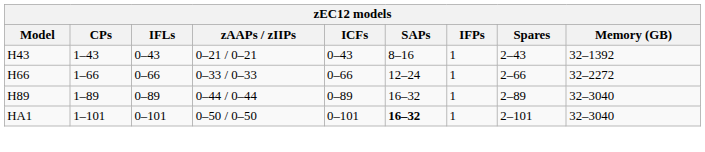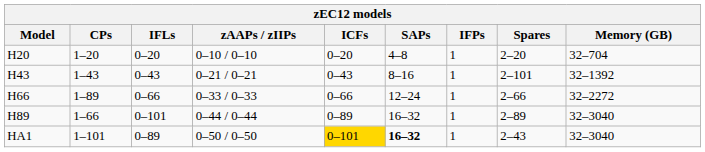+ row: (18, 55)
(513, 55) 2–43 -> (516, 75) 2–101
(86, 75) 1–66 -> (86, 95) 1–89
(86, 95) 1–89 -> (86, 116) 1–66
(147, 95) 0–89 -> (150, 116) 0–101
(150, 116) 0–101 -> (147, 136) 0–89
(343, 116) no background -> (343, 136) gold background
(516, 116) 2–101 -> (513, 136) 2–43
